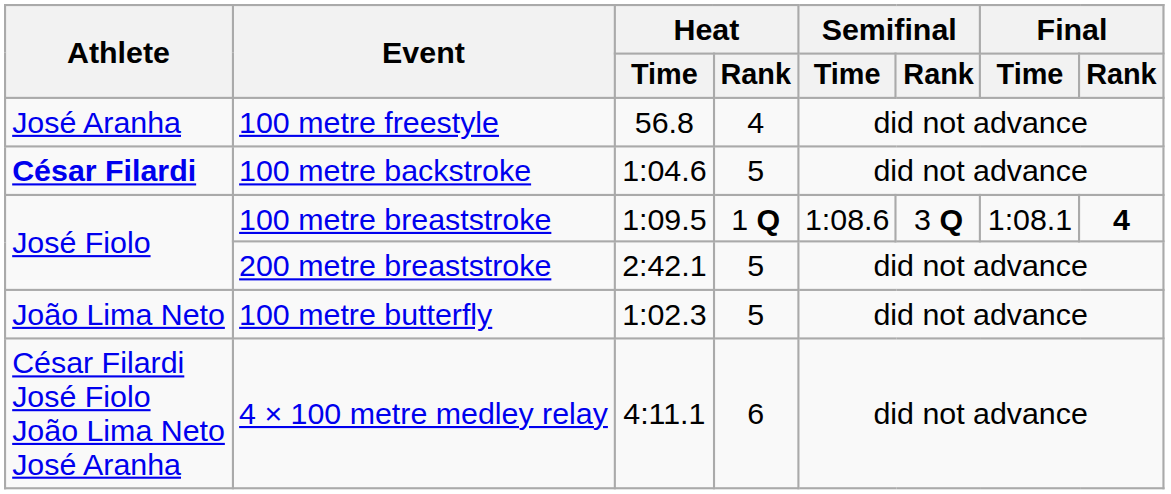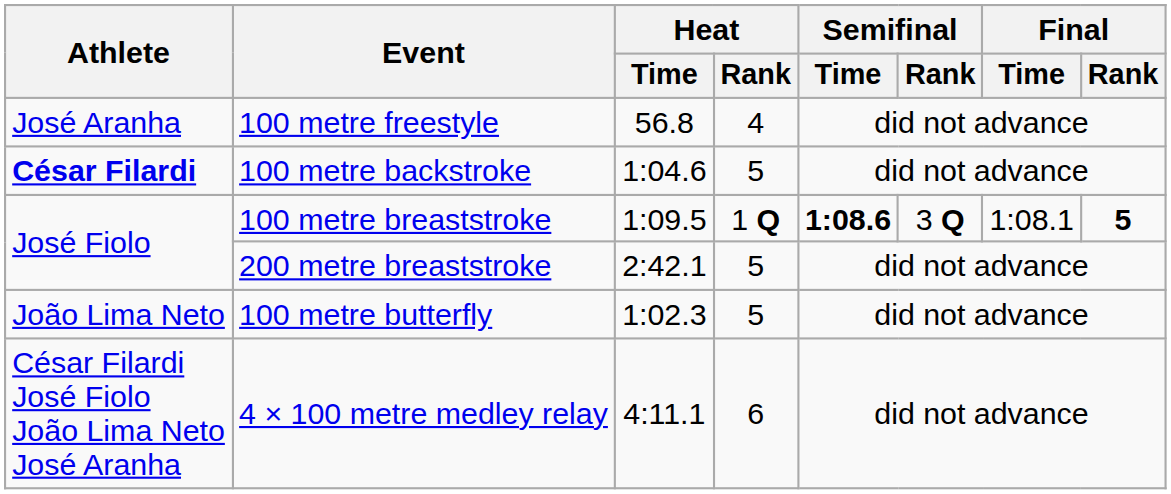(847, 219) normal -> (848, 219) bold
(1121, 219) 4 -> (1123, 219) 5
